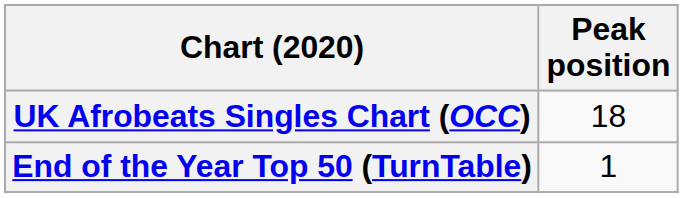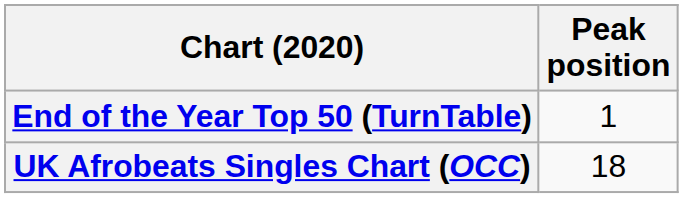rows swapped: (272, 116) <-> (272, 166)
